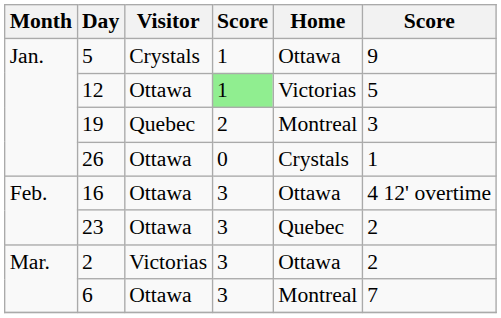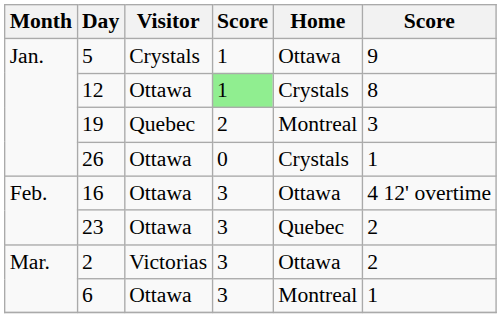(317, 90) Victorias -> (314, 90) Crystals
(373, 90) 5 -> (373, 90) 8
(373, 295) 7 -> (373, 295) 1
